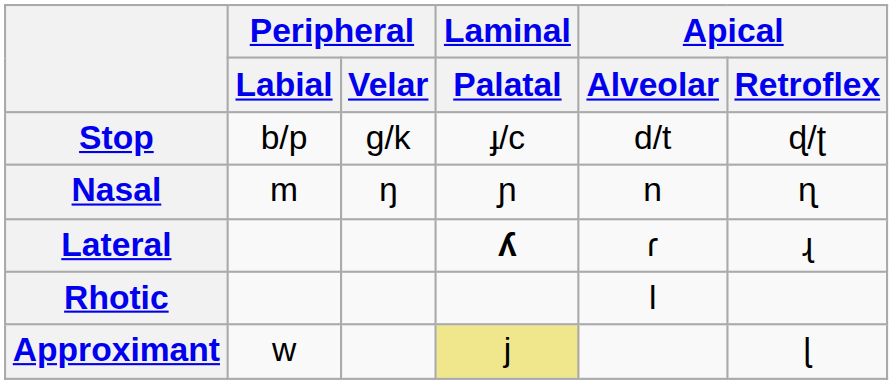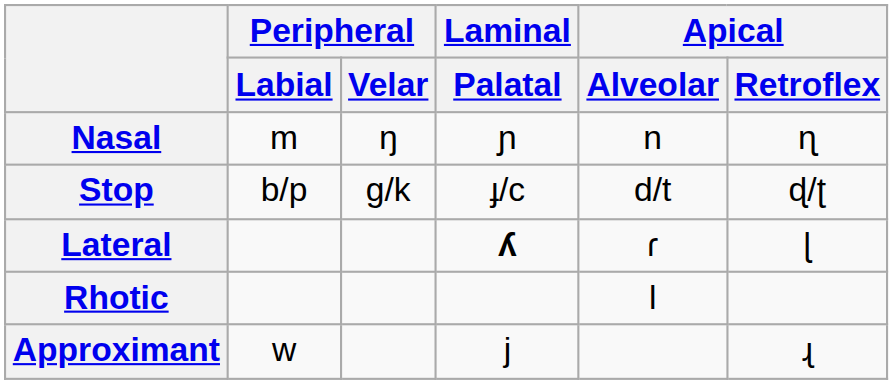rows swapped: (116, 137) <-> (116, 191)
(807, 244) ɻ -> (807, 244) ɭ
(507, 350) khaki background -> (507, 350) no background
(807, 350) ɭ -> (807, 350) ɻ
